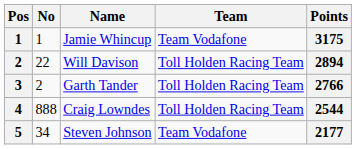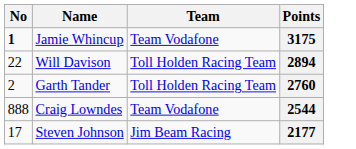- column: (18, 16)
(39, 39) normal -> (11, 39) bold
(329, 86) 2766 -> (301, 86) 2760
(231, 109) Toll Holden Racing Team -> (175, 109) Team Vodafone
(43, 132) 34 -> (15, 132) 17
(202, 132) Team Vodafone -> (181, 132) Jim Beam Racing
